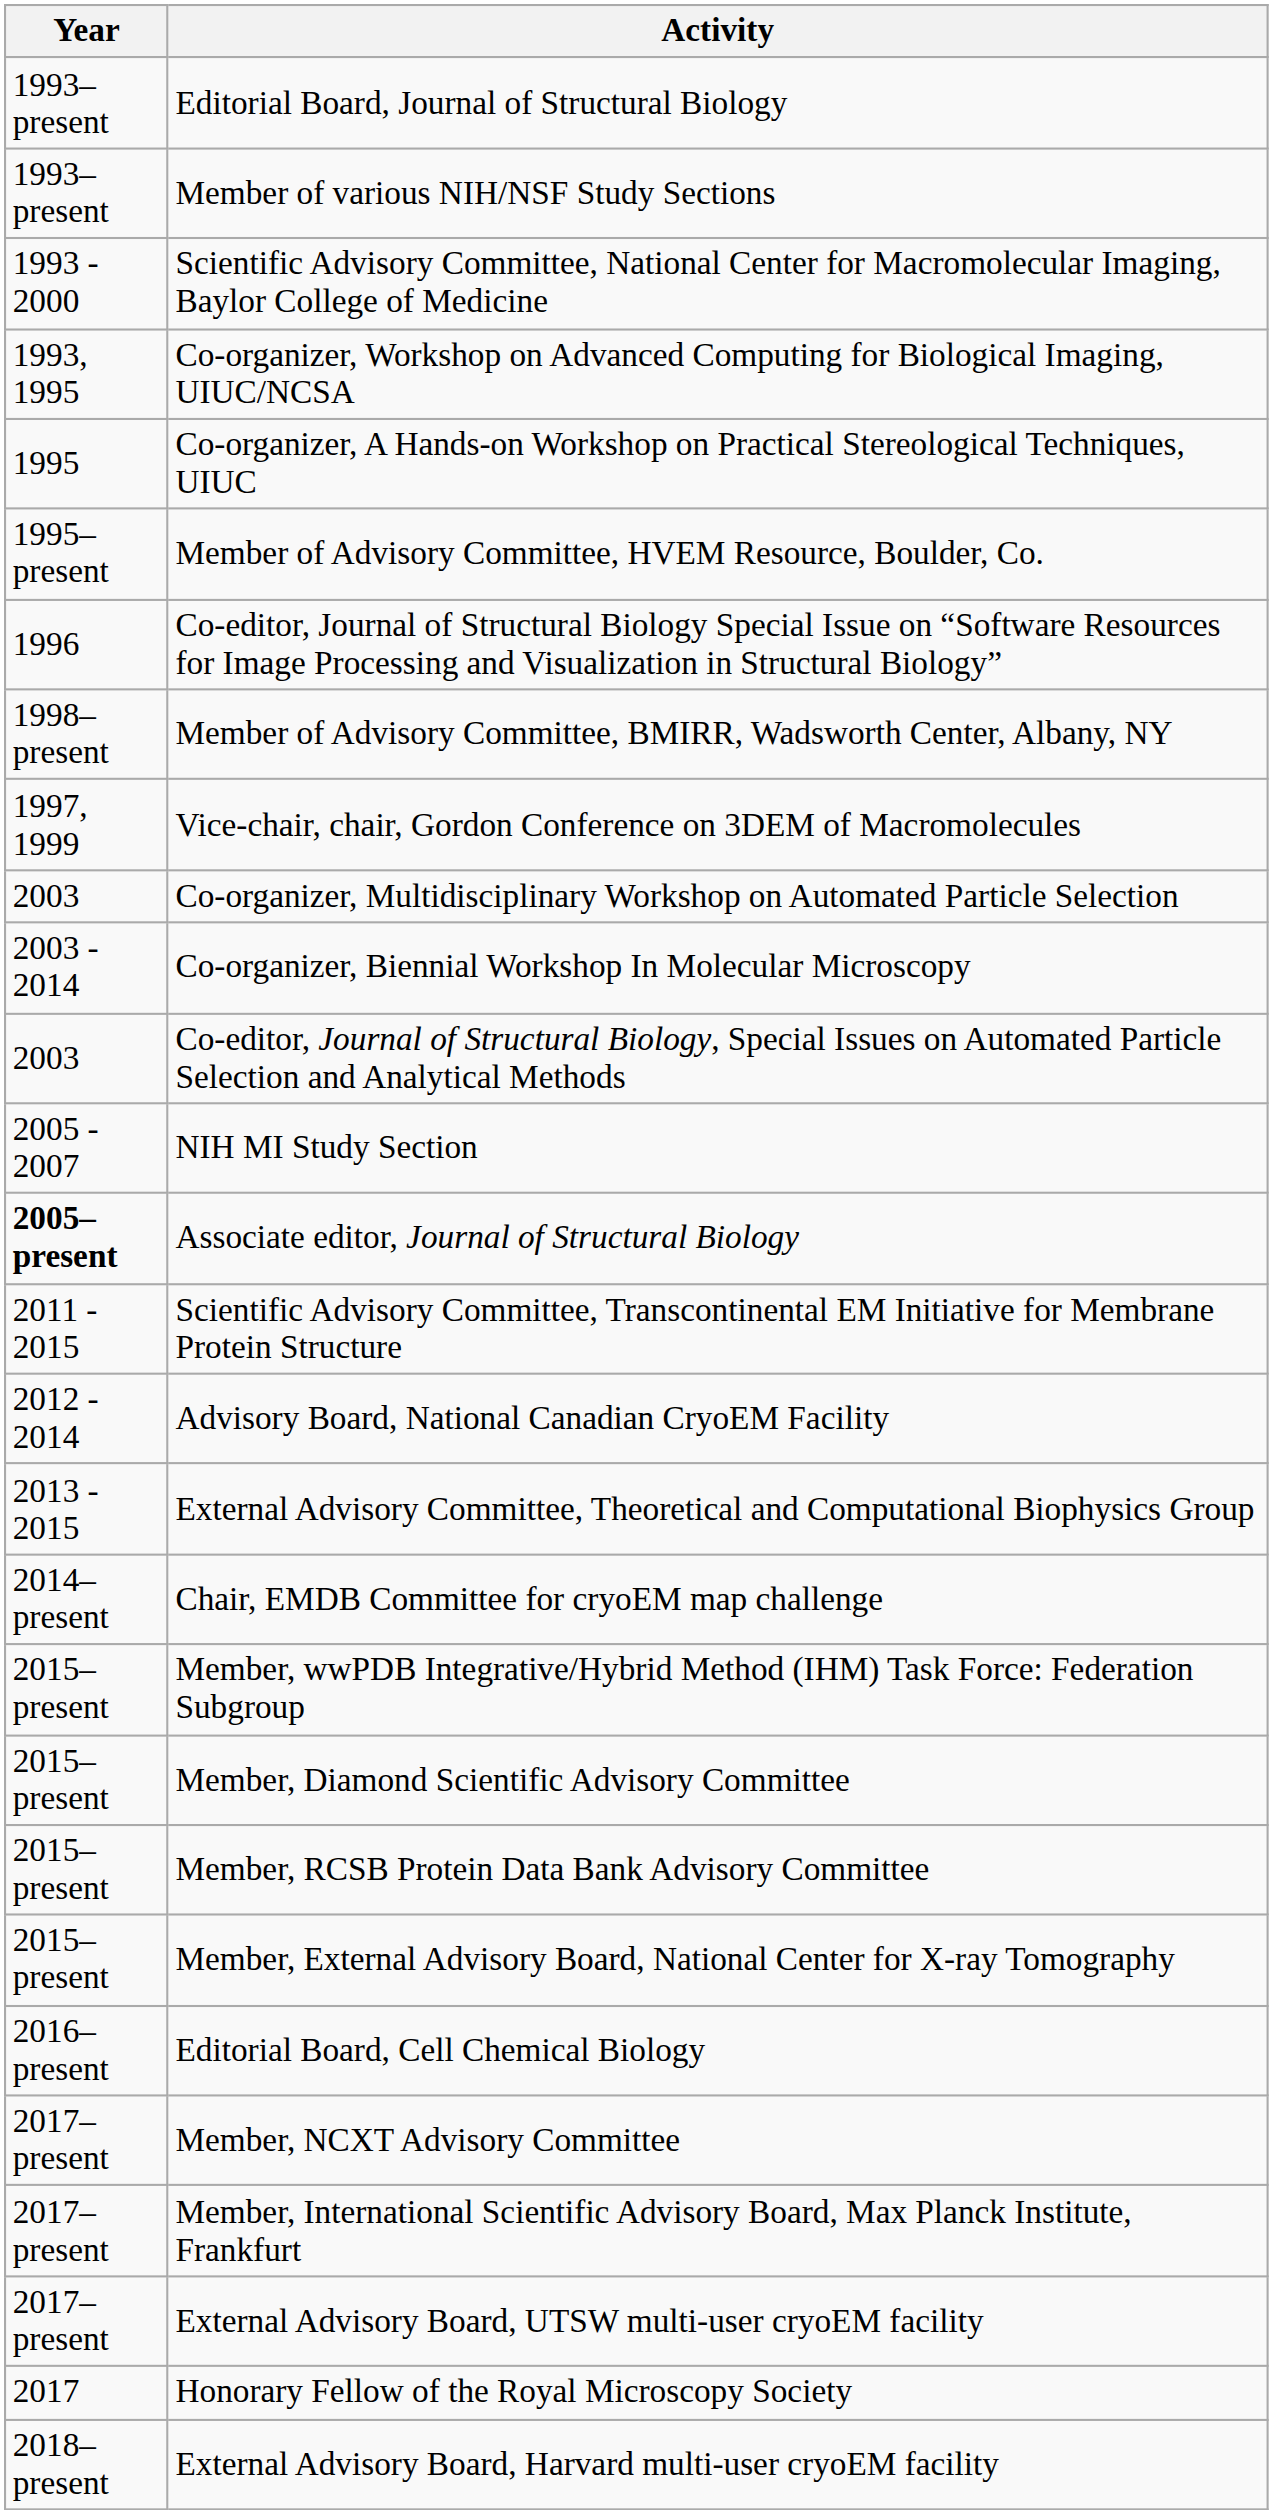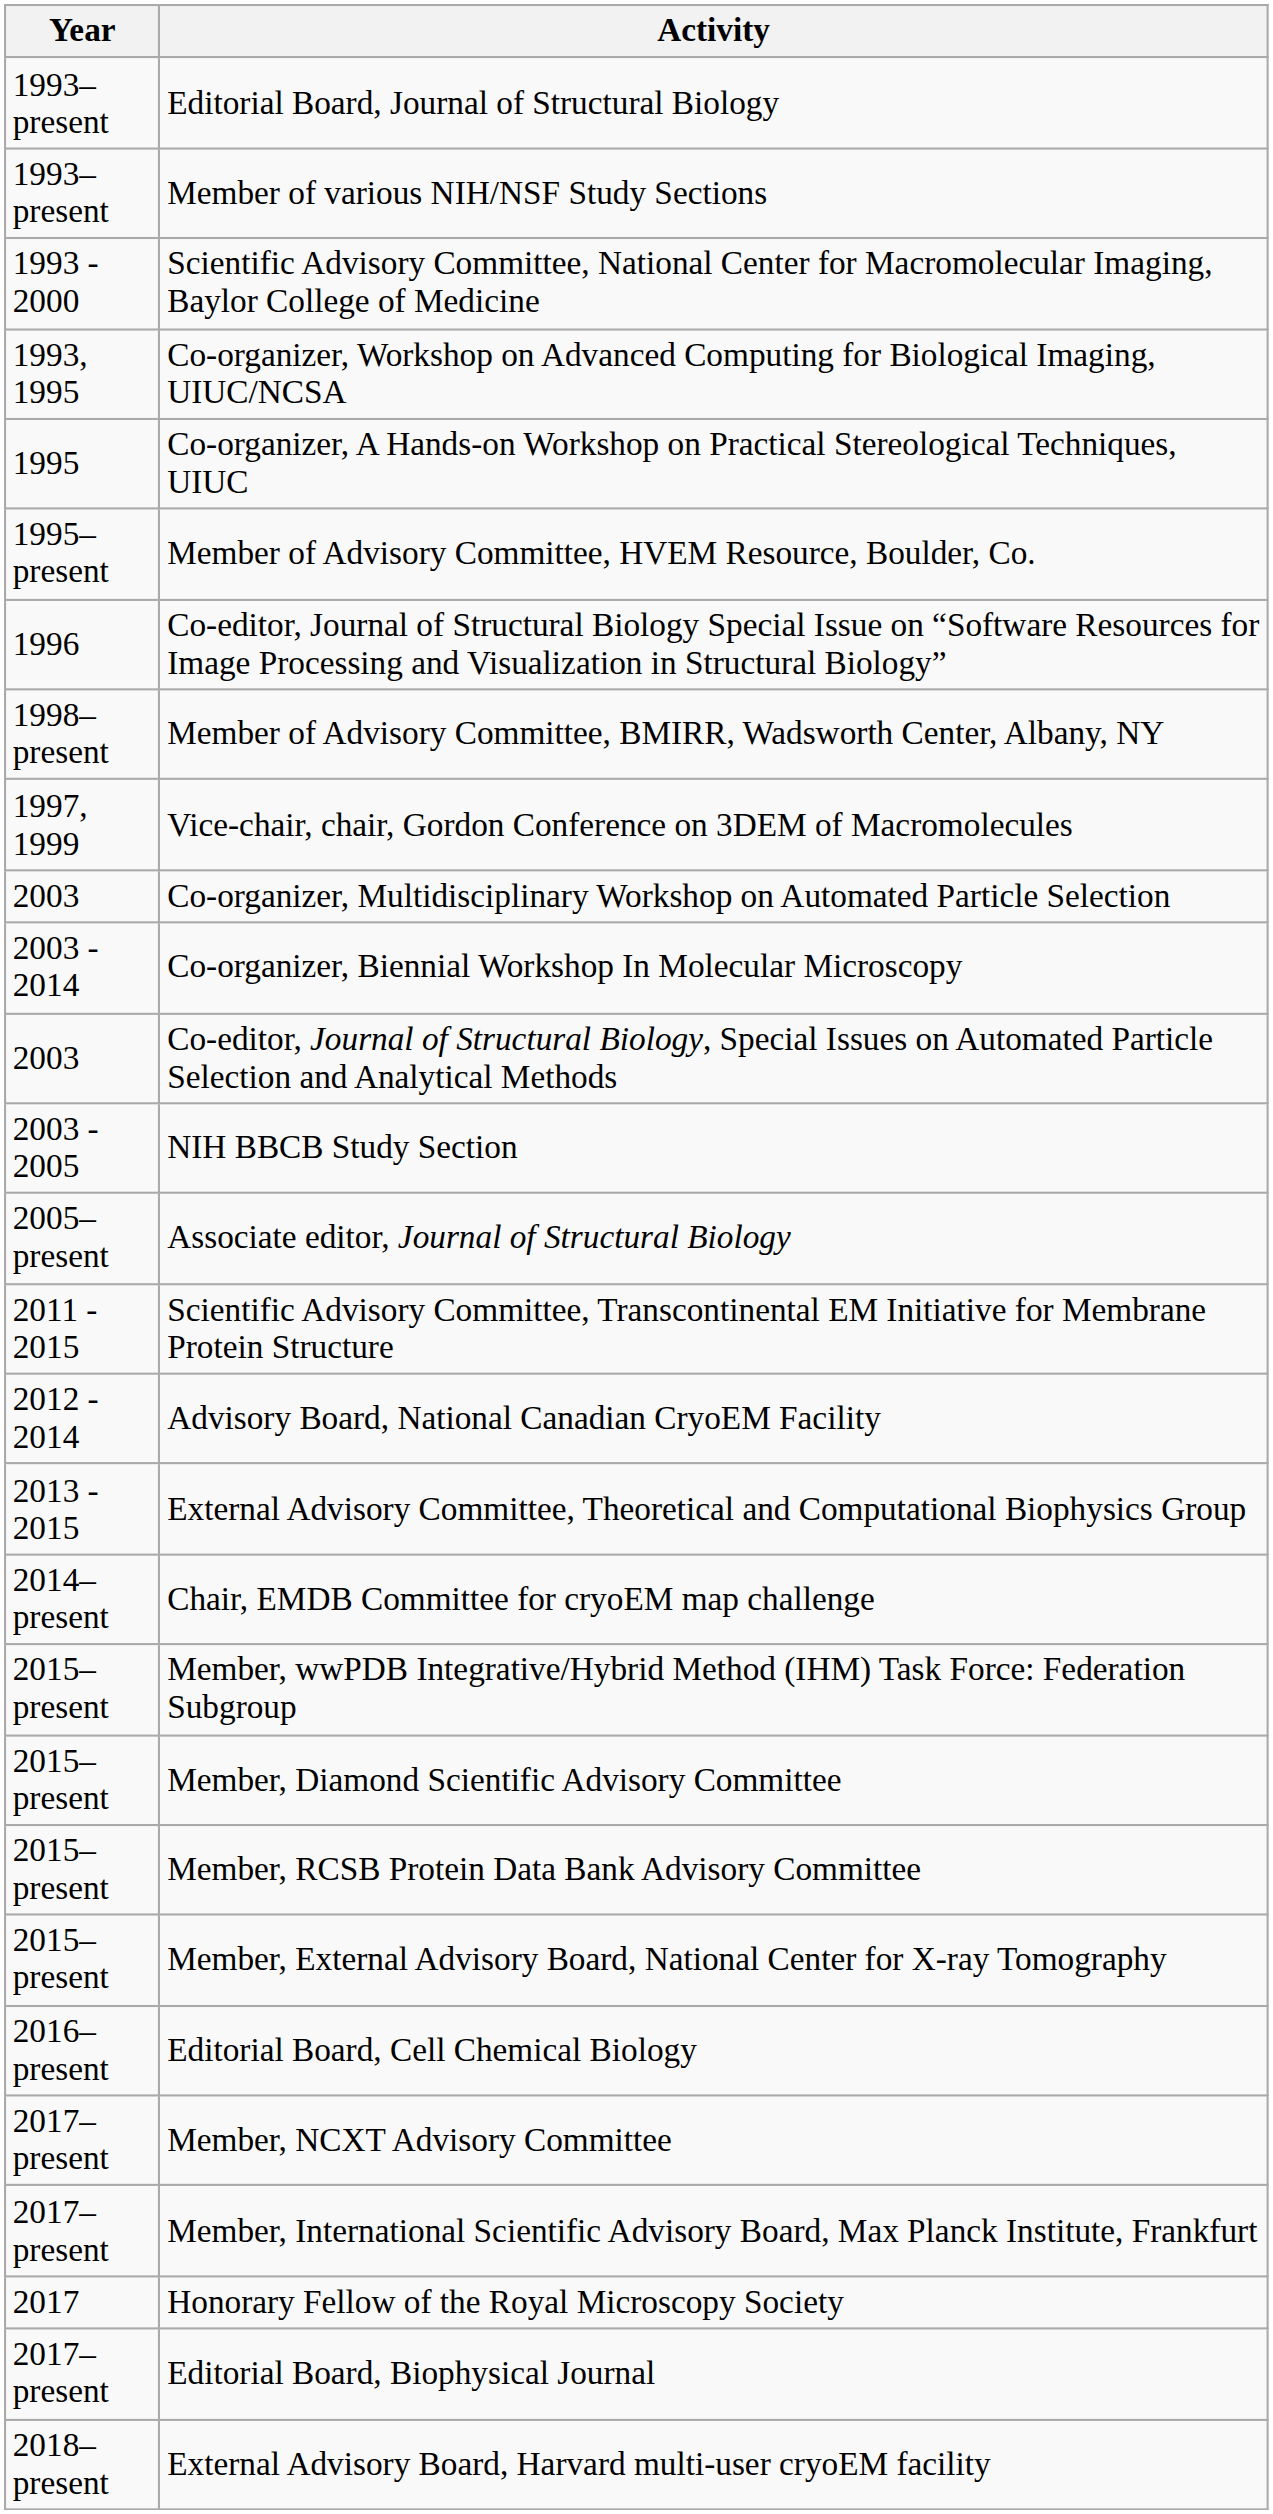+ row: (342, 1147)
- row: (327, 1147)
(65, 1237) bold -> (61, 1237) normal
- row: (580, 2320)
+ row: (411, 2373)
